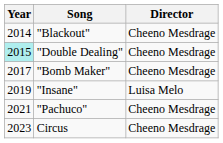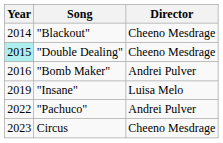(19, 71) 2017 -> (19, 71) 2016
(172, 71) Cheeno Mesdrage -> (162, 71) Andrei Pulver
(19, 109) 2021 -> (19, 109) 2022
(172, 109) Cheeno Mesdrage -> (162, 109) Andrei Pulver
